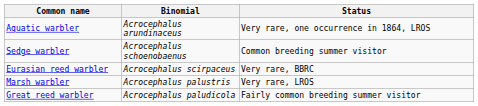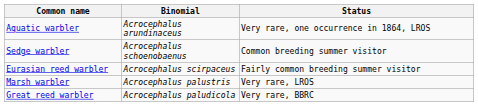(277, 69) Very rare, BBRC -> (331, 69) Fairly common breeding summer visitor
(331, 95) Fairly common breeding summer visitor -> (277, 95) Very rare, BBRC
